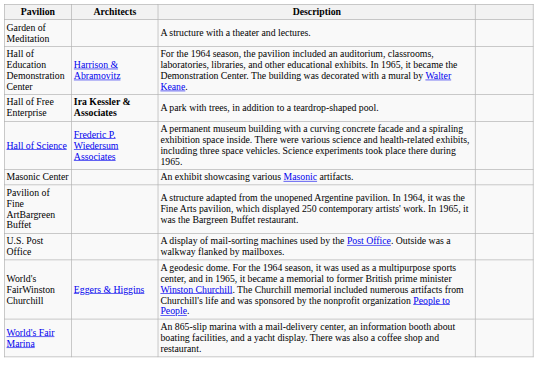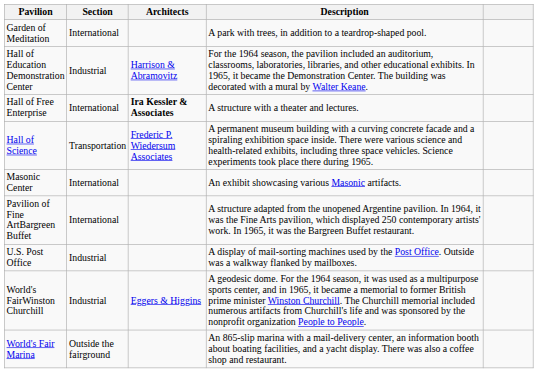+ column: (98, 12)
(236, 33) A structure with a theater and lectures. -> (317, 33) A park with trees, in addition to a teardrop-shaped pool.
(269, 108) A park with trees, in addition to a teardrop-shaped pool. -> (284, 108) A structure with a theater and lectures.
